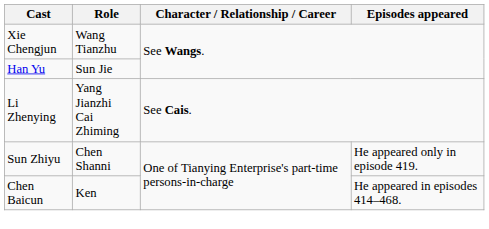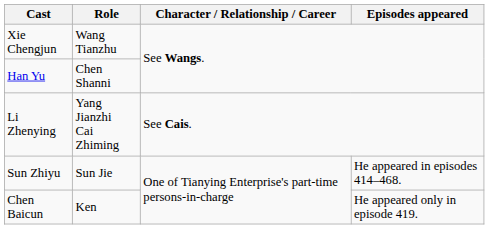(94, 68) Sun Jie -> (93, 75) Chen Shanni
(93, 158) Chen Shanni -> (94, 172) Sun Jie
(405, 158) He appeared only in episode 419. -> (416, 172) He appeared in episodes 414–468.
(416, 192) He appeared in episodes 414–468. -> (405, 207) He appeared only in episode 419.
